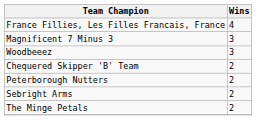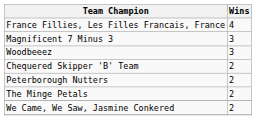- row: (39, 94)
+ row: (90, 108)
